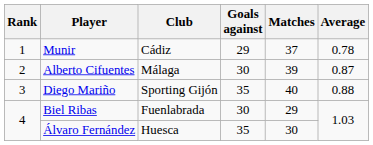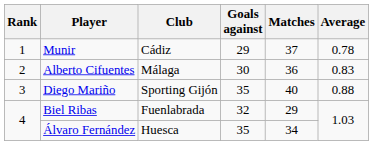(292, 69) 39 -> (292, 69) 36
(343, 69) 0.87 -> (343, 69) 0.83
(243, 110) 30 -> (243, 110) 32
(292, 130) 30 -> (292, 130) 34
